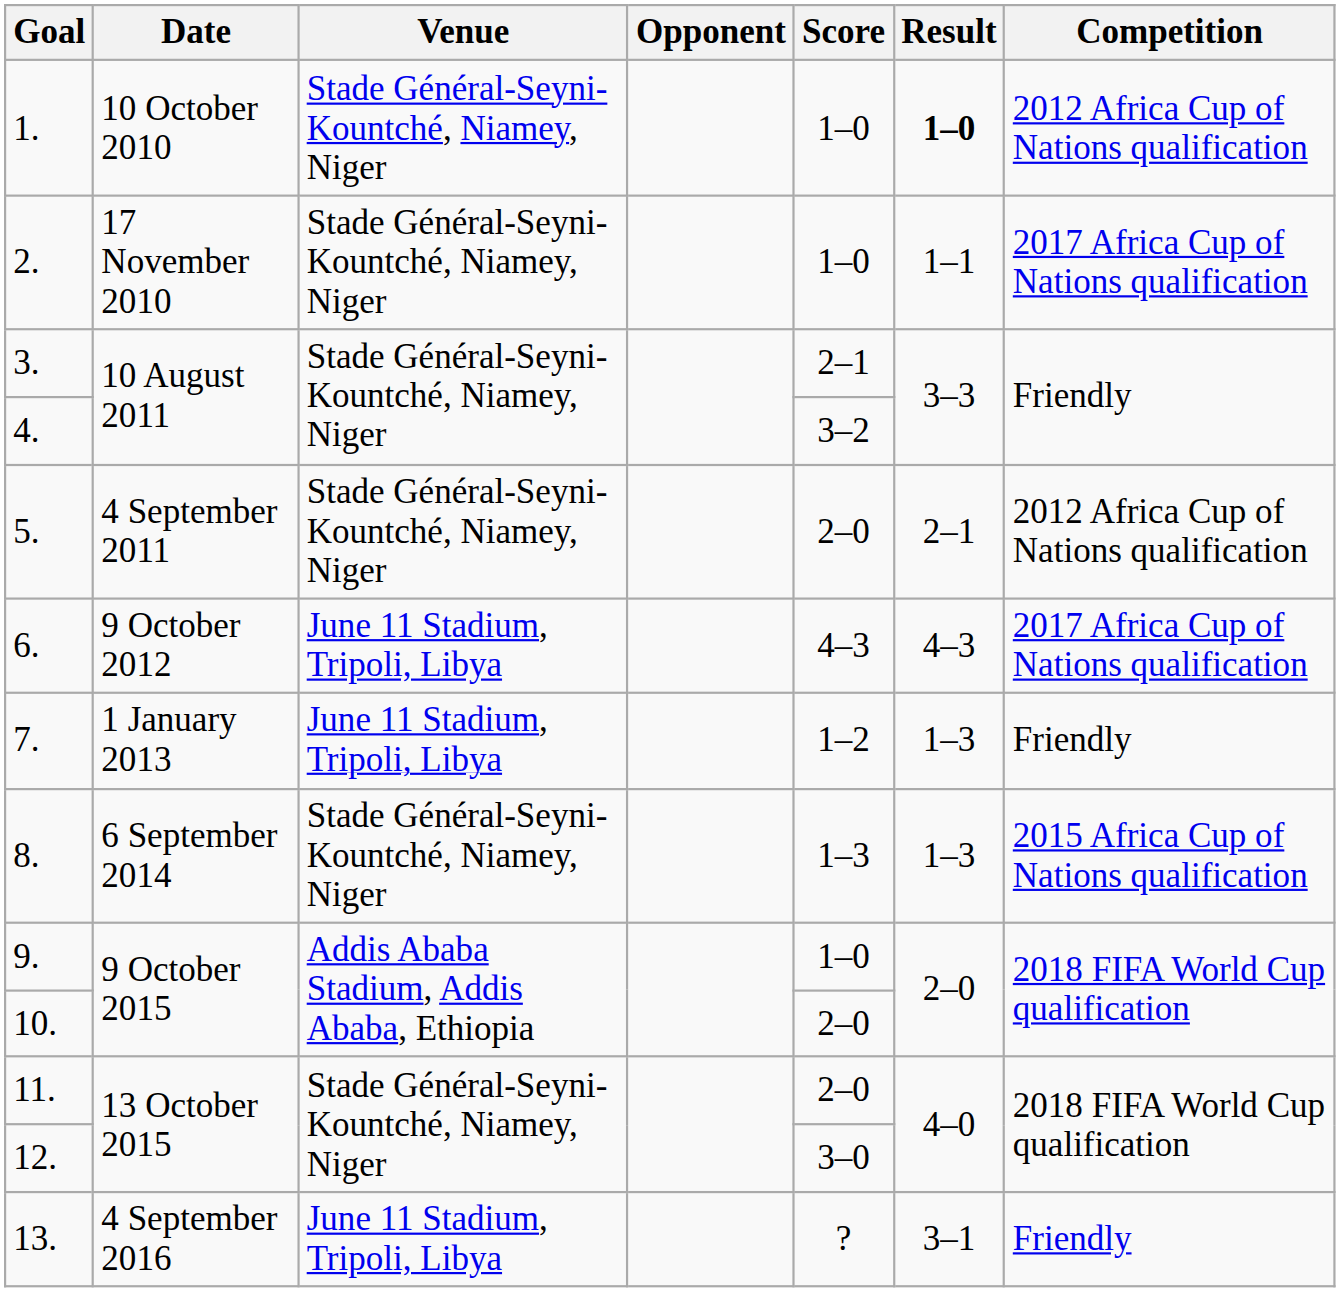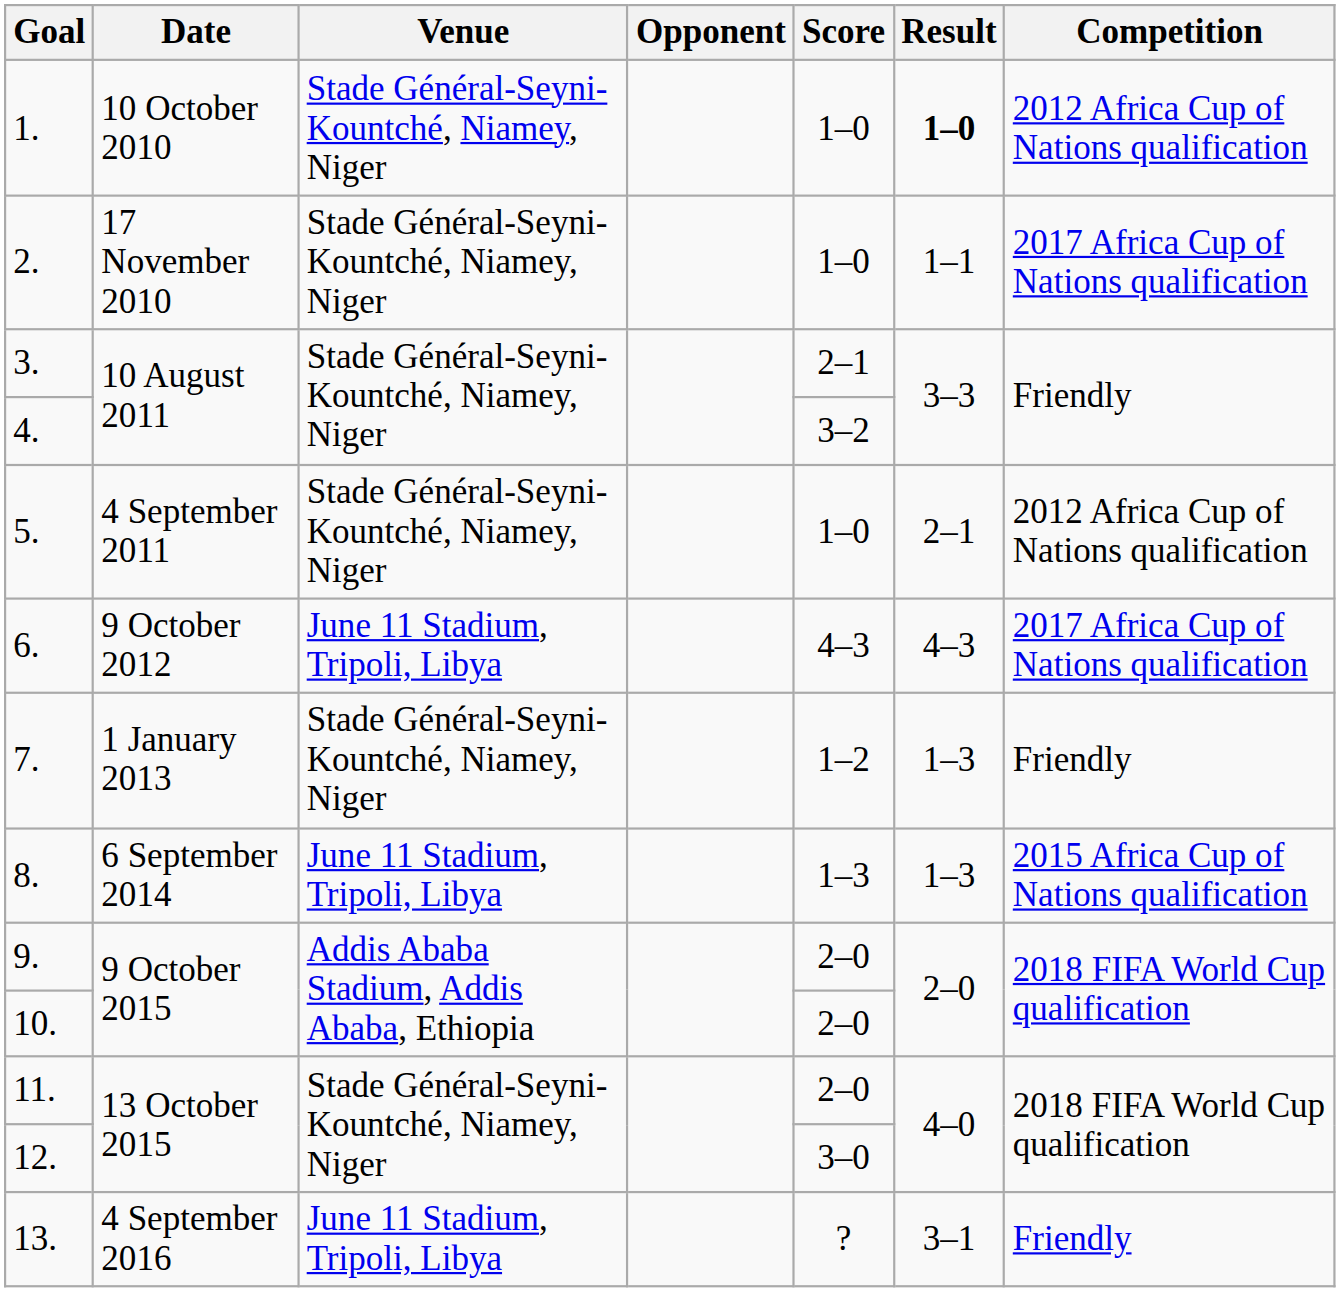(844, 530) 2–0 -> (844, 530) 1–0
(427, 740) June 11 Stadium, Tripoli, Libya -> (457, 759) Stade Général-Seyni-Kountché, Niamey, Niger
(457, 854) Stade Général-Seyni-Kountché, Niamey, Niger -> (427, 874) June 11 Stadium, Tripoli, Libya
(844, 955) 1–0 -> (844, 955) 2–0
